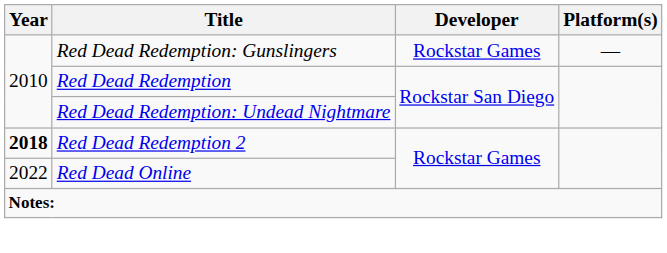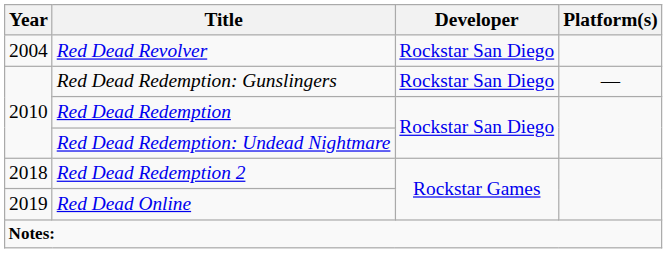+ row: (132, 50)
(477, 50) Rockstar Games -> (477, 81) Rockstar San Diego
(28, 142) bold -> (28, 173) normal
(28, 173) 2022 -> (28, 204) 2019
